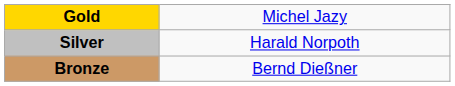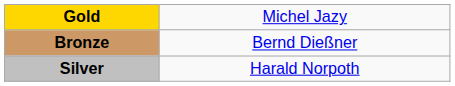rows swapped: (82, 42) <-> (82, 68)
